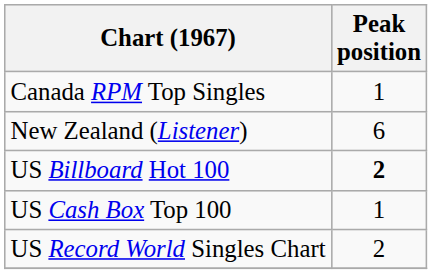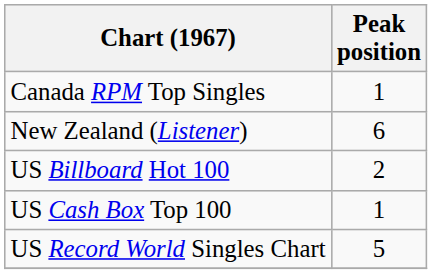(379, 170) bold -> (379, 170) normal
(379, 248) 2 -> (379, 248) 5
